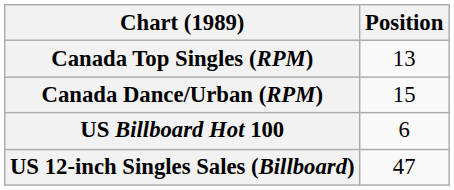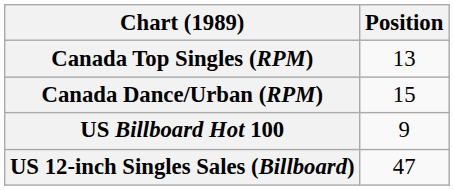(404, 130) 6 -> (404, 130) 9
